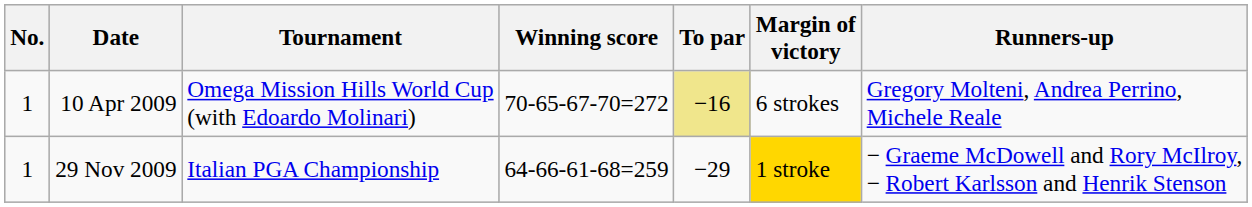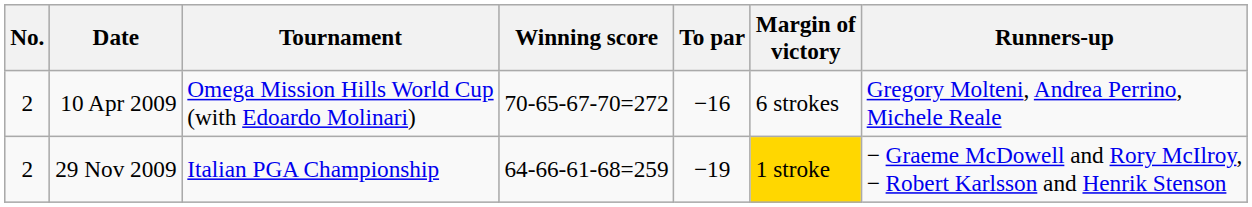(27, 103) 1 -> (27, 103) 2
(712, 103) khaki background -> (712, 103) no background
(27, 169) 1 -> (27, 169) 2
(712, 169) −29 -> (712, 169) −19
